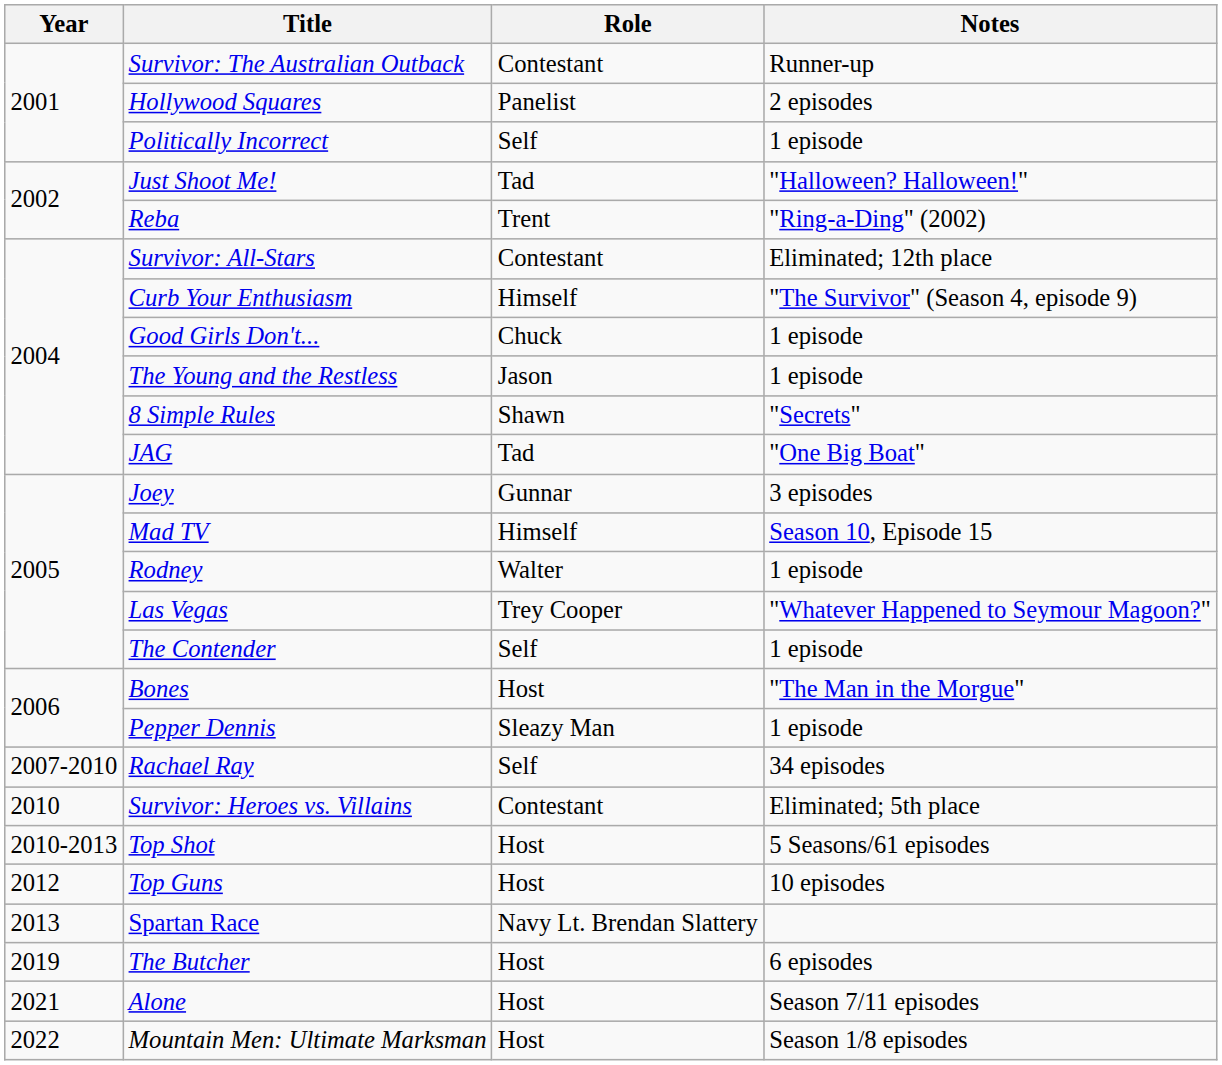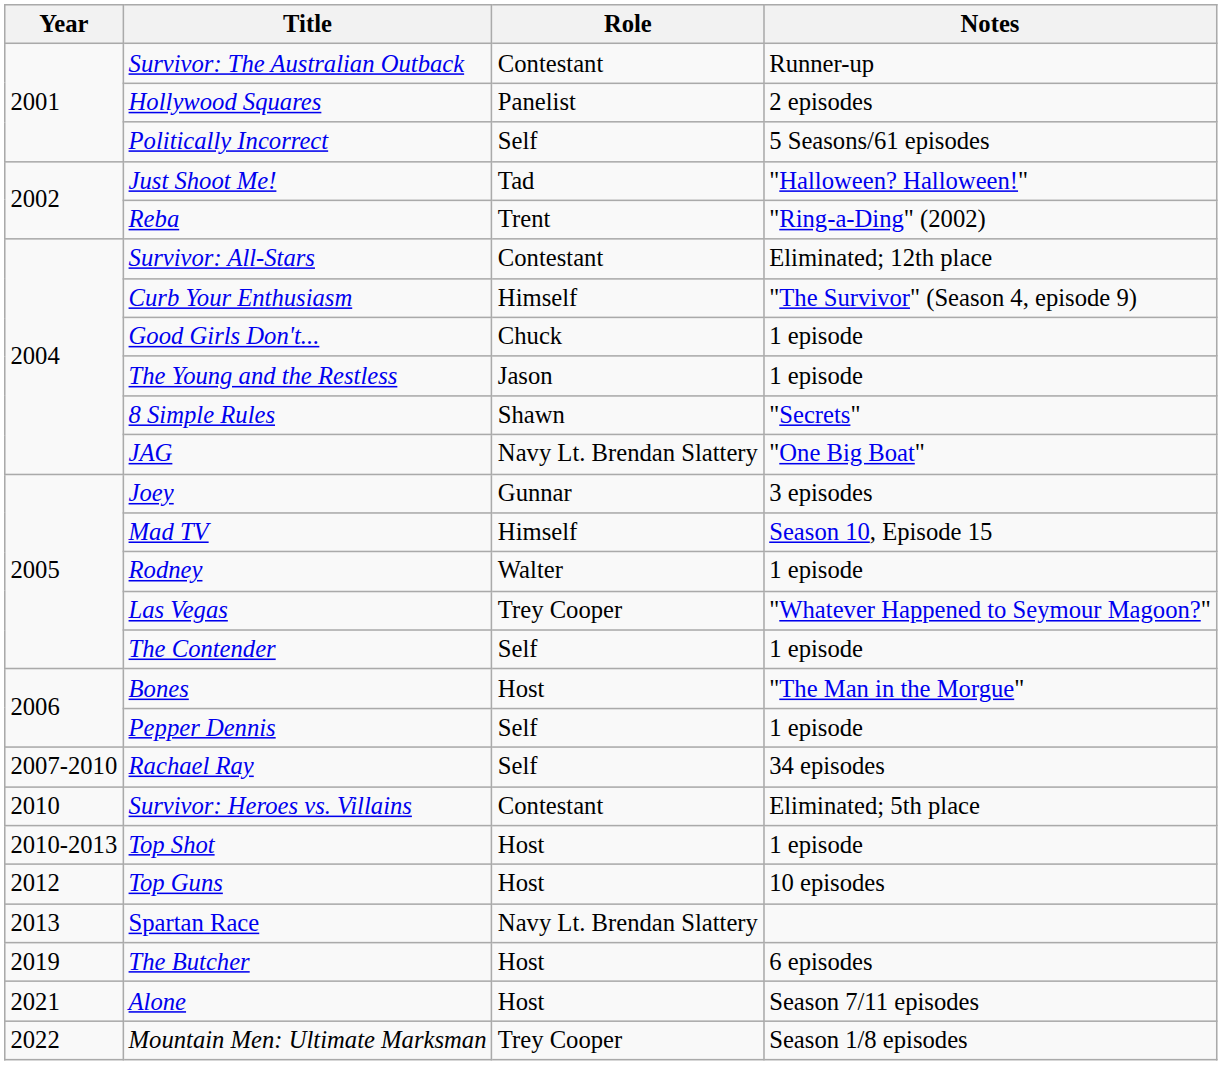(816, 141) 1 episode -> (879, 141) 5 Seasons/61 episodes
(516, 453) Tad -> (628, 453) Navy Lt. Brendan Slattery
(556, 727) Sleazy Man -> (518, 727) Self
(879, 844) 5 Seasons/61 episodes -> (816, 844) 1 episode
(521, 1040) Host -> (560, 1040) Trey Cooper
